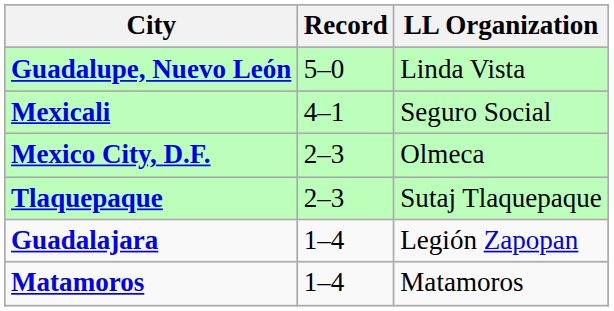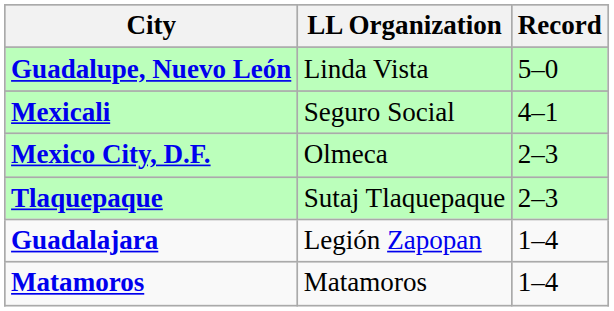columns swapped: (501, 25) <-> (346, 25)
